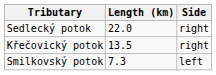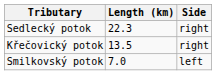(120, 29) 22.0 -> (120, 29) 22.3
(117, 61) 7.3 -> (117, 61) 7.0
